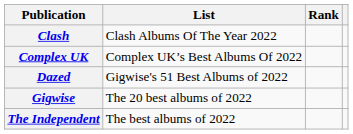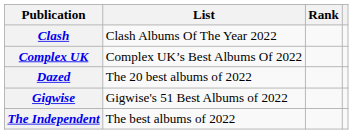(197, 77) Gigwise's 51 Best Albums of 2022 -> (179, 77) The 20 best albums of 2022
(179, 98) The 20 best albums of 2022 -> (197, 98) Gigwise's 51 Best Albums of 2022
